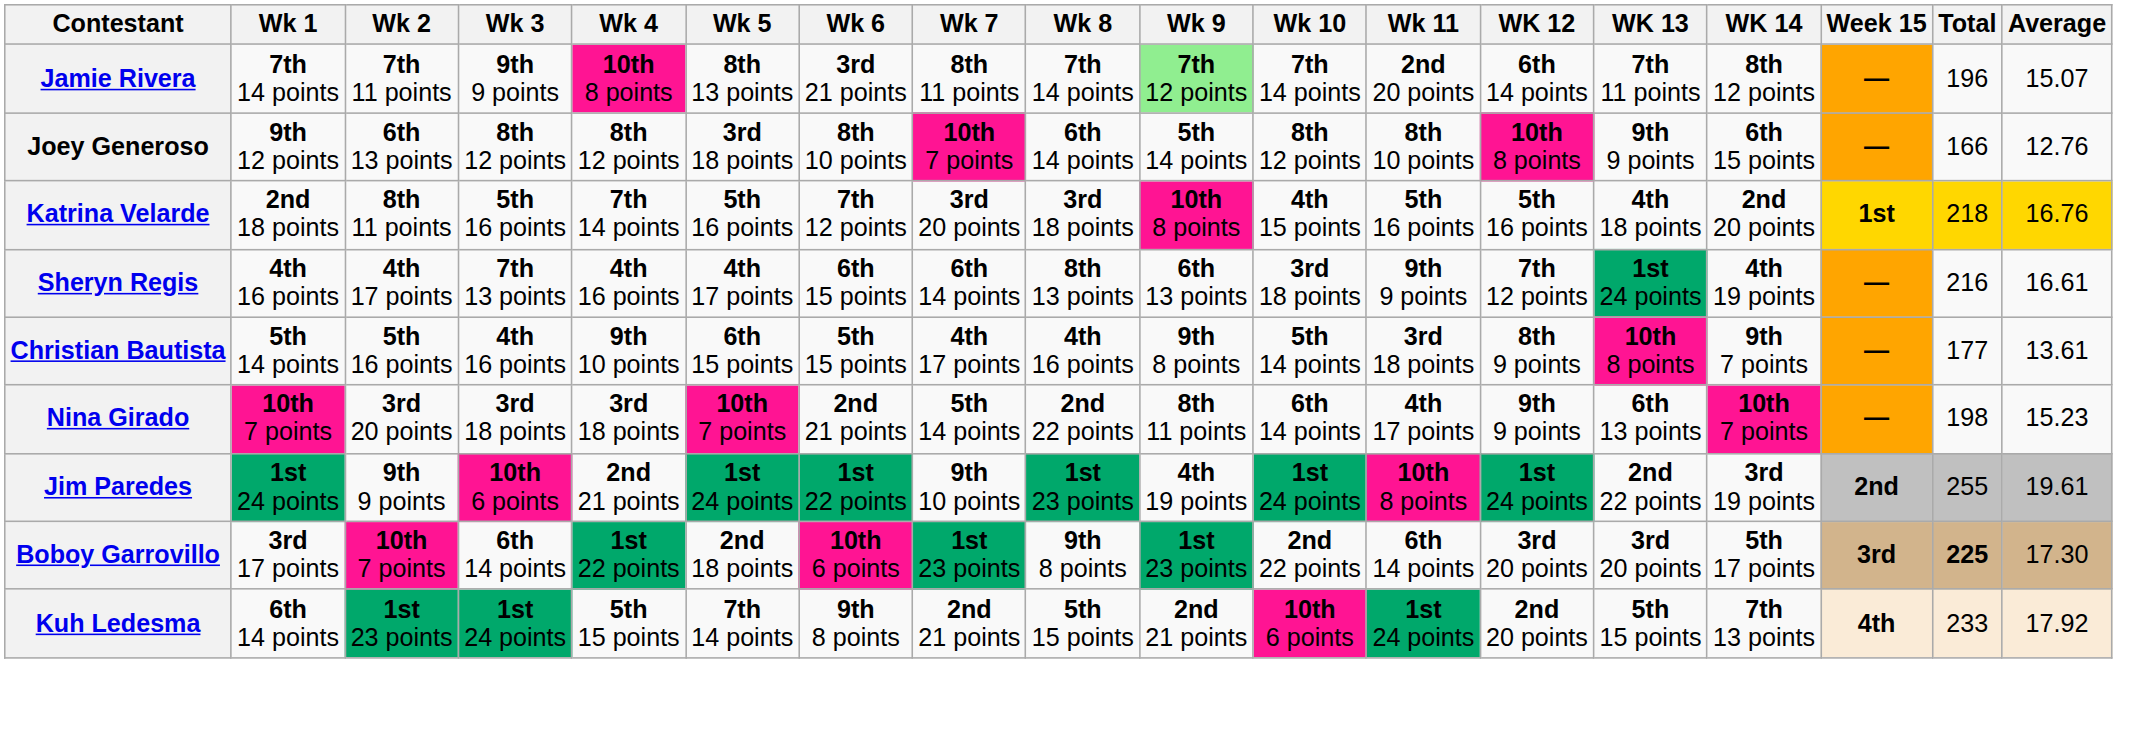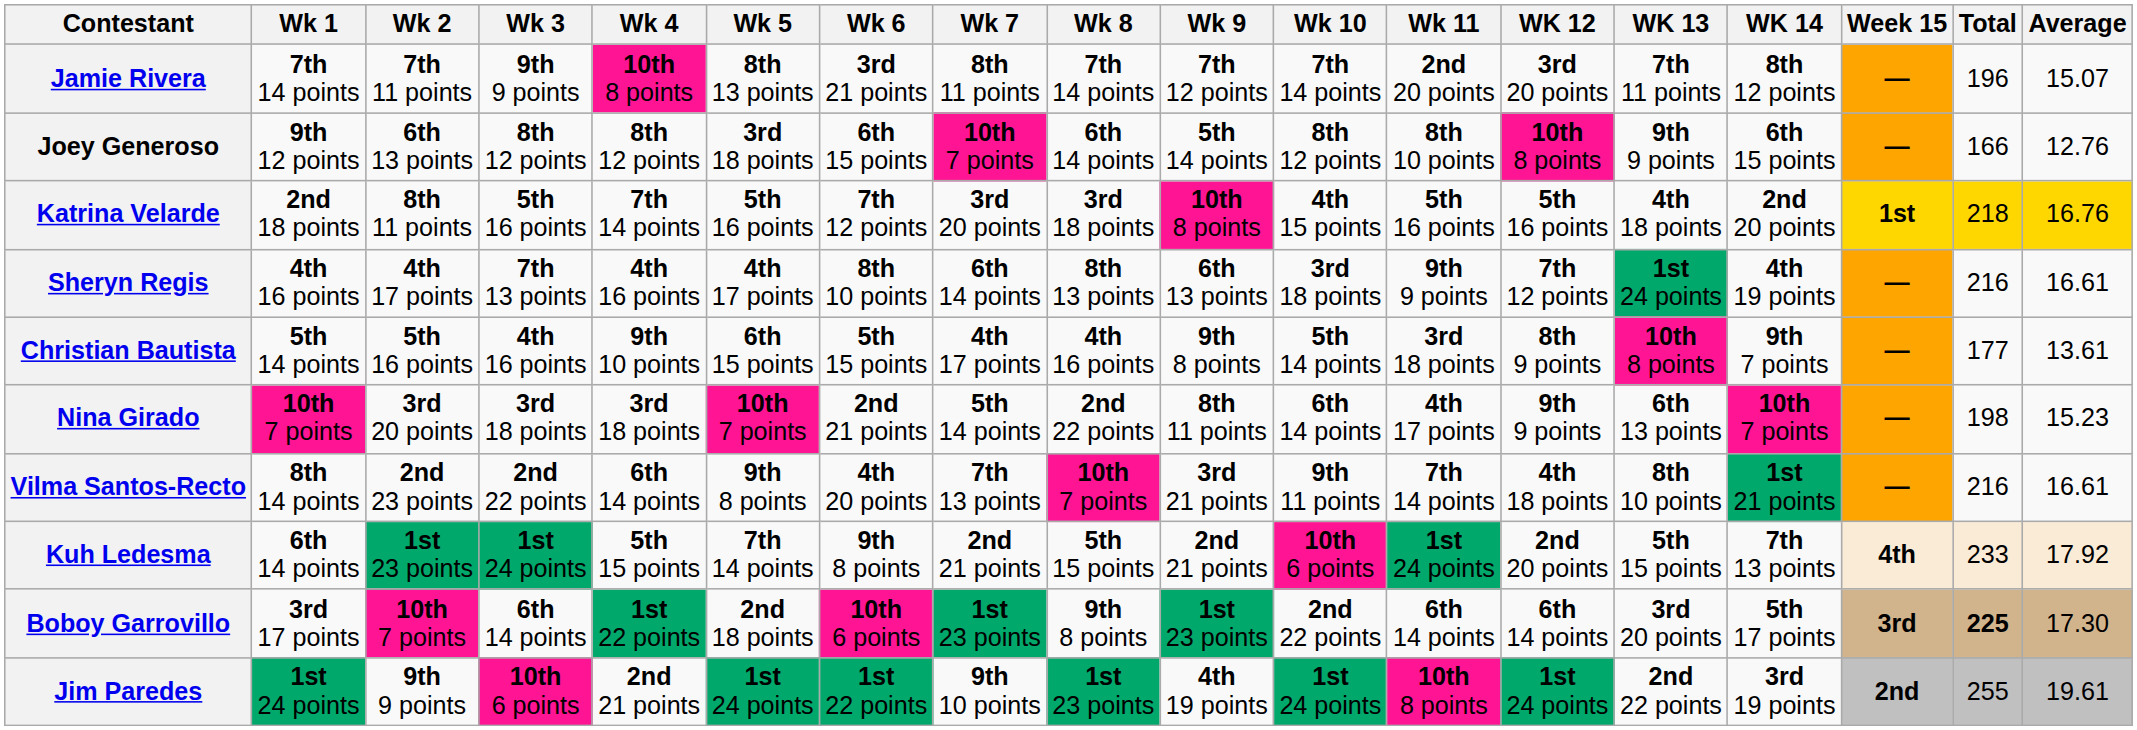(1196, 78) lightgreen background -> (1217, 78) no background
(1537, 78) 6th 14 points -> (1557, 78) 3rd 20 points
(856, 146) 8th 10 points -> (876, 146) 6th 15 points
(856, 282) 6th 15 points -> (876, 282) 8th 10 points
+ row: (128, 486)
rows swapped: (118, 623) <-> (118, 486)
(1537, 555) 3rd 20 points -> (1557, 623) 6th 14 points
